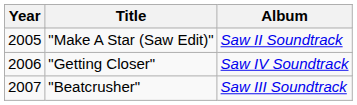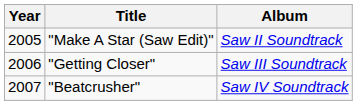(285, 64) Saw IV Soundtrack -> (284, 64) Saw III Soundtrack
(284, 87) Saw III Soundtrack -> (285, 87) Saw IV Soundtrack
